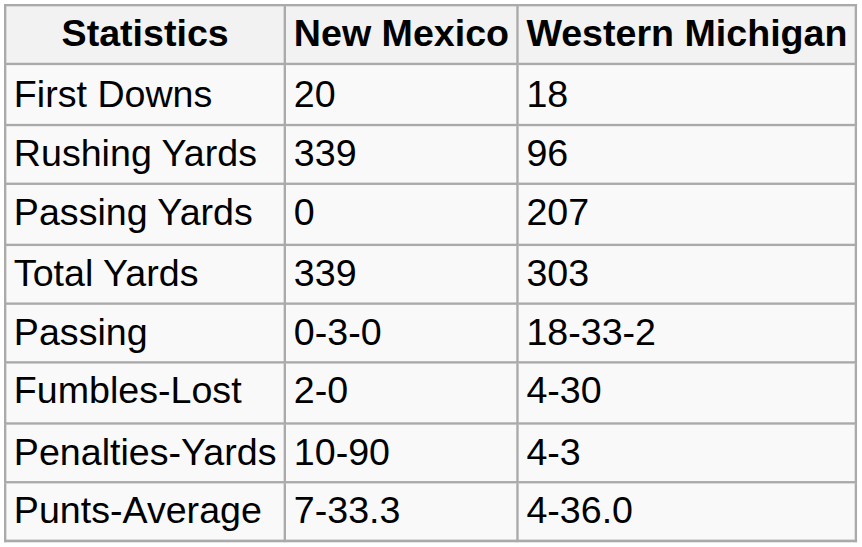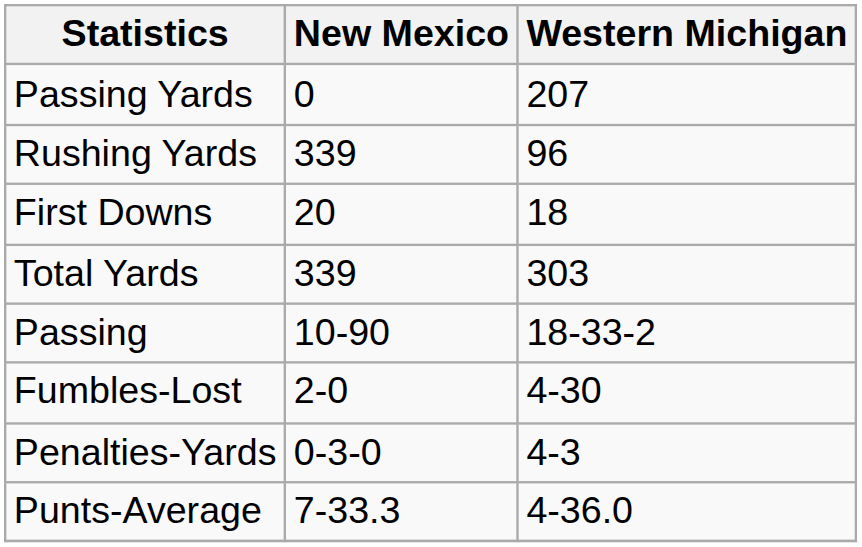rows swapped: (113, 93) <-> (133, 213)
(338, 332) 0-3-0 -> (342, 332) 10-90
(342, 451) 10-90 -> (338, 451) 0-3-0
